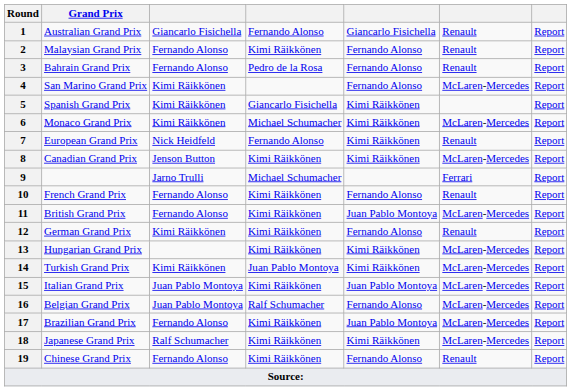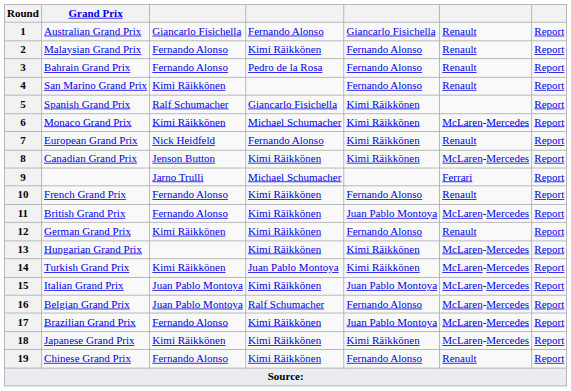(486, 85) McLaren-Mercedes -> (459, 85) Renault
(189, 104) Kimi Räikkönen -> (190, 104) Ralf Schumacher
(190, 340) Ralf Schumacher -> (189, 340) Kimi Räikkönen
